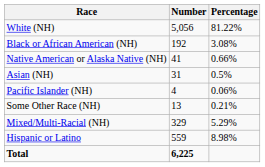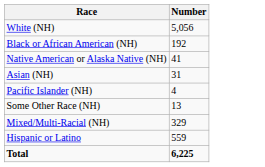- column: (234, 12)
